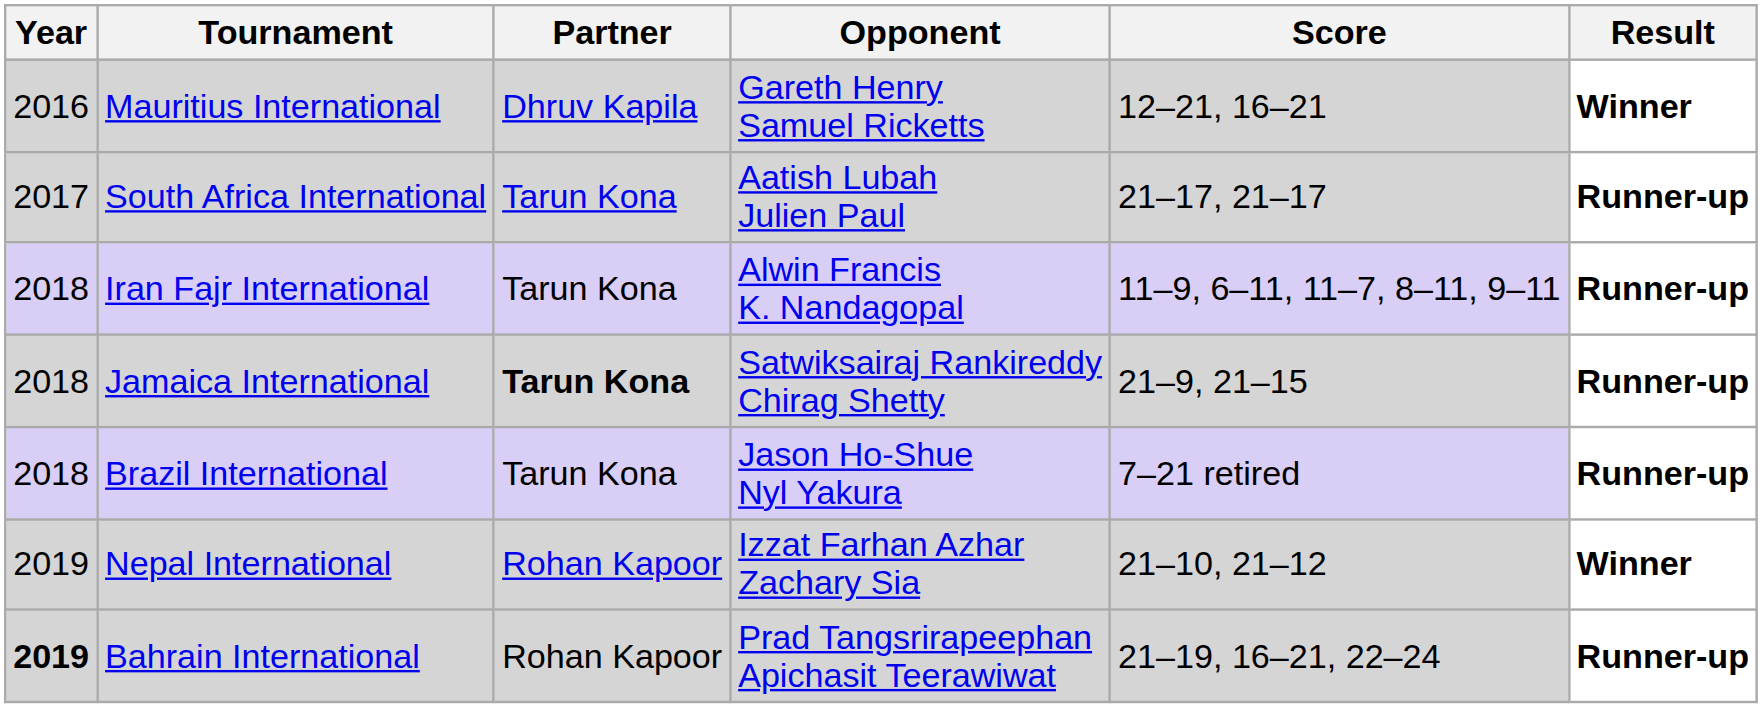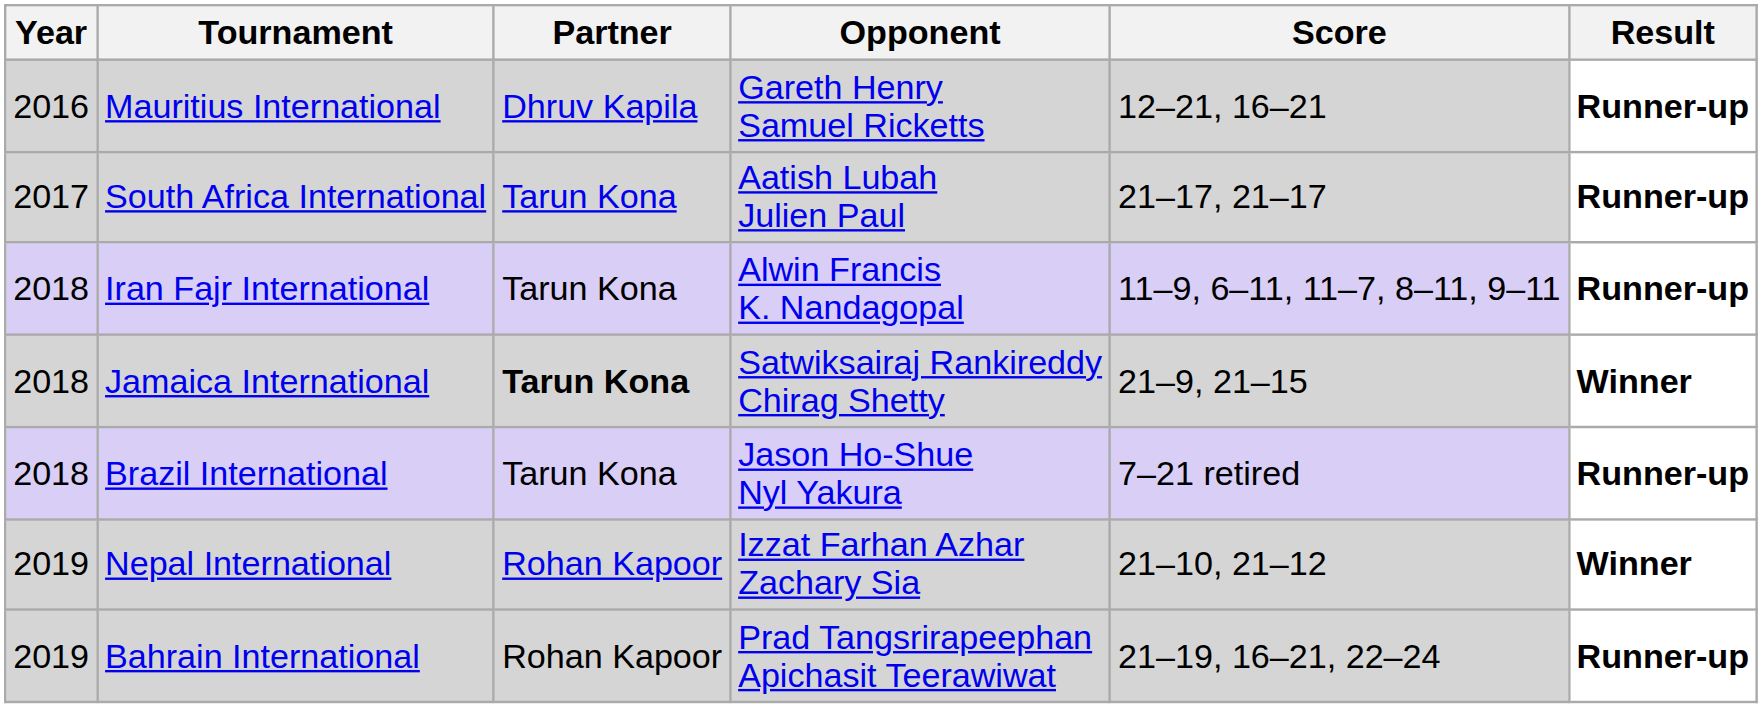(1634, 105) Winner -> (1663, 105) Runner-up
(1663, 381) Runner-up -> (1634, 381) Winner
(51, 656) bold -> (51, 656) normal
